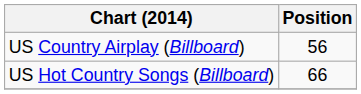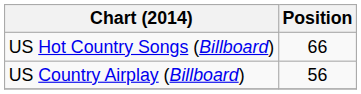rows swapped: (127, 46) <-> (141, 74)
